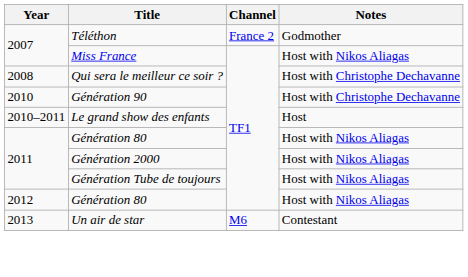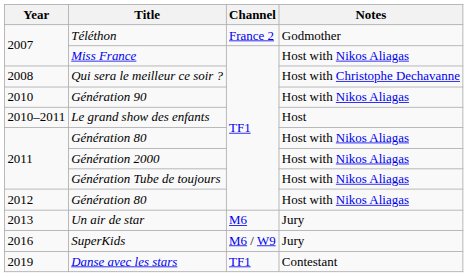(371, 96) Host with Christophe Dechavanne -> (345, 96) Host with Nikos Aliagas
(310, 220) Contestant -> (293, 220) Jury
+ row: (20, 240)
+ row: (20, 261)
